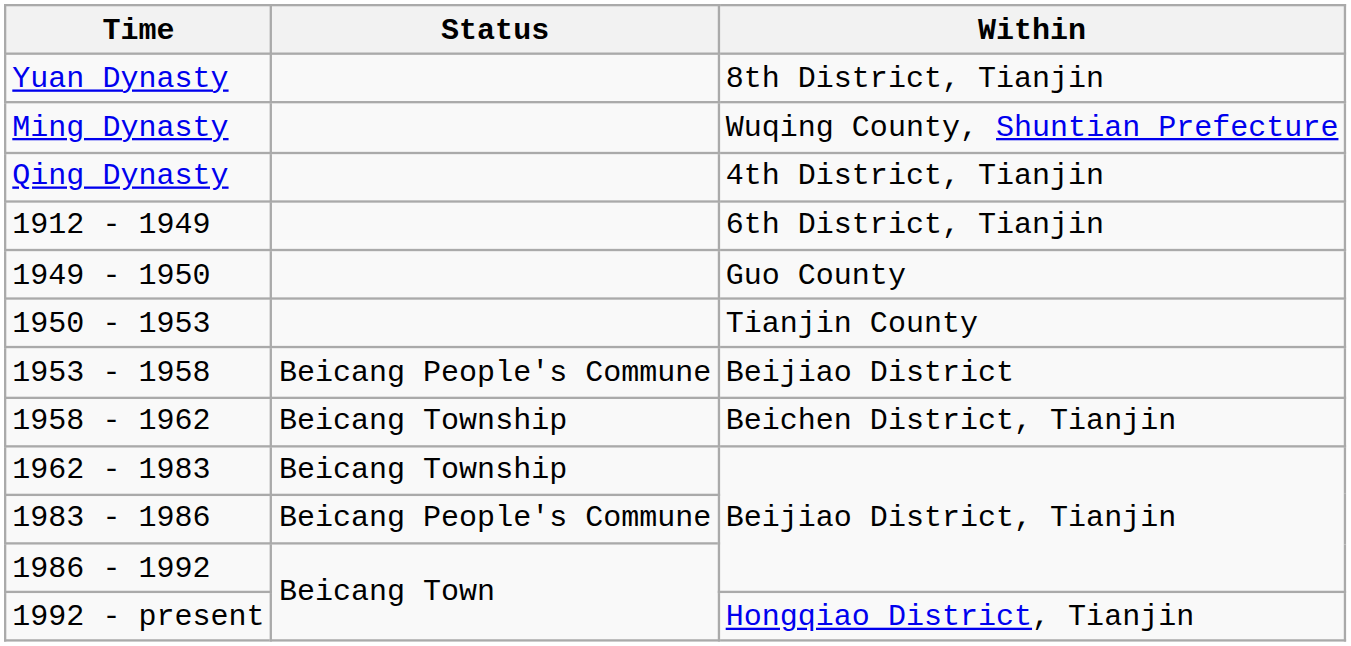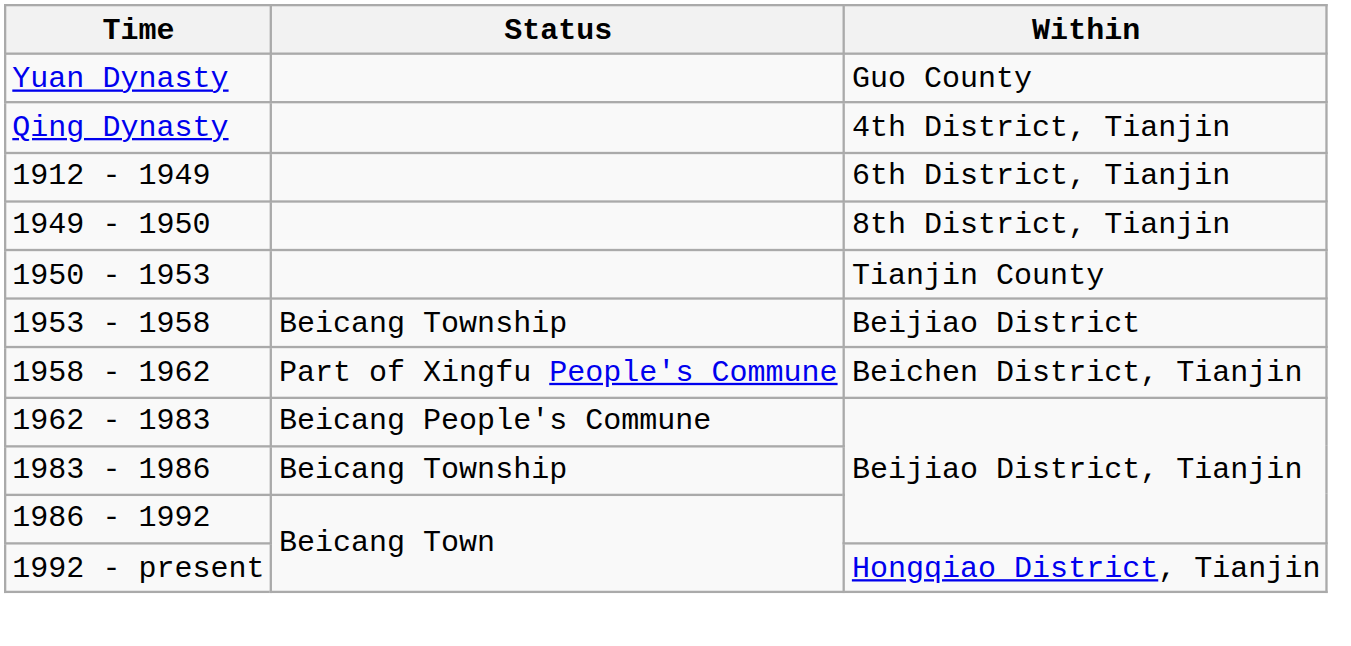(915, 79) 8th District, Tianjin -> (942, 79) Guo County
- row: (120, 128)
(816, 274) Guo County -> (1041, 225) 8th District, Tianjin
(495, 372) Beicang People's Commune -> (423, 323) Beicang Township
(423, 421) Beicang Township -> (558, 372) Part of Xingfu People's Commune
(423, 470) Beicang Township -> (495, 421) Beicang People's Commune
(495, 519) Beicang People's Commune -> (423, 470) Beicang Township
